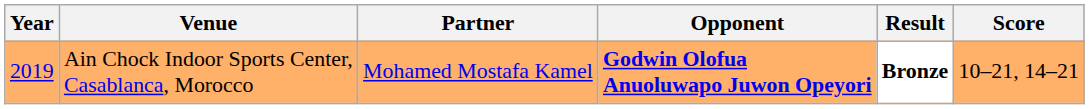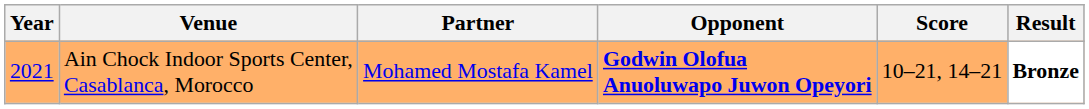columns swapped: (1019, 22) <-> (915, 22)
(32, 71) 2019 -> (32, 71) 2021
